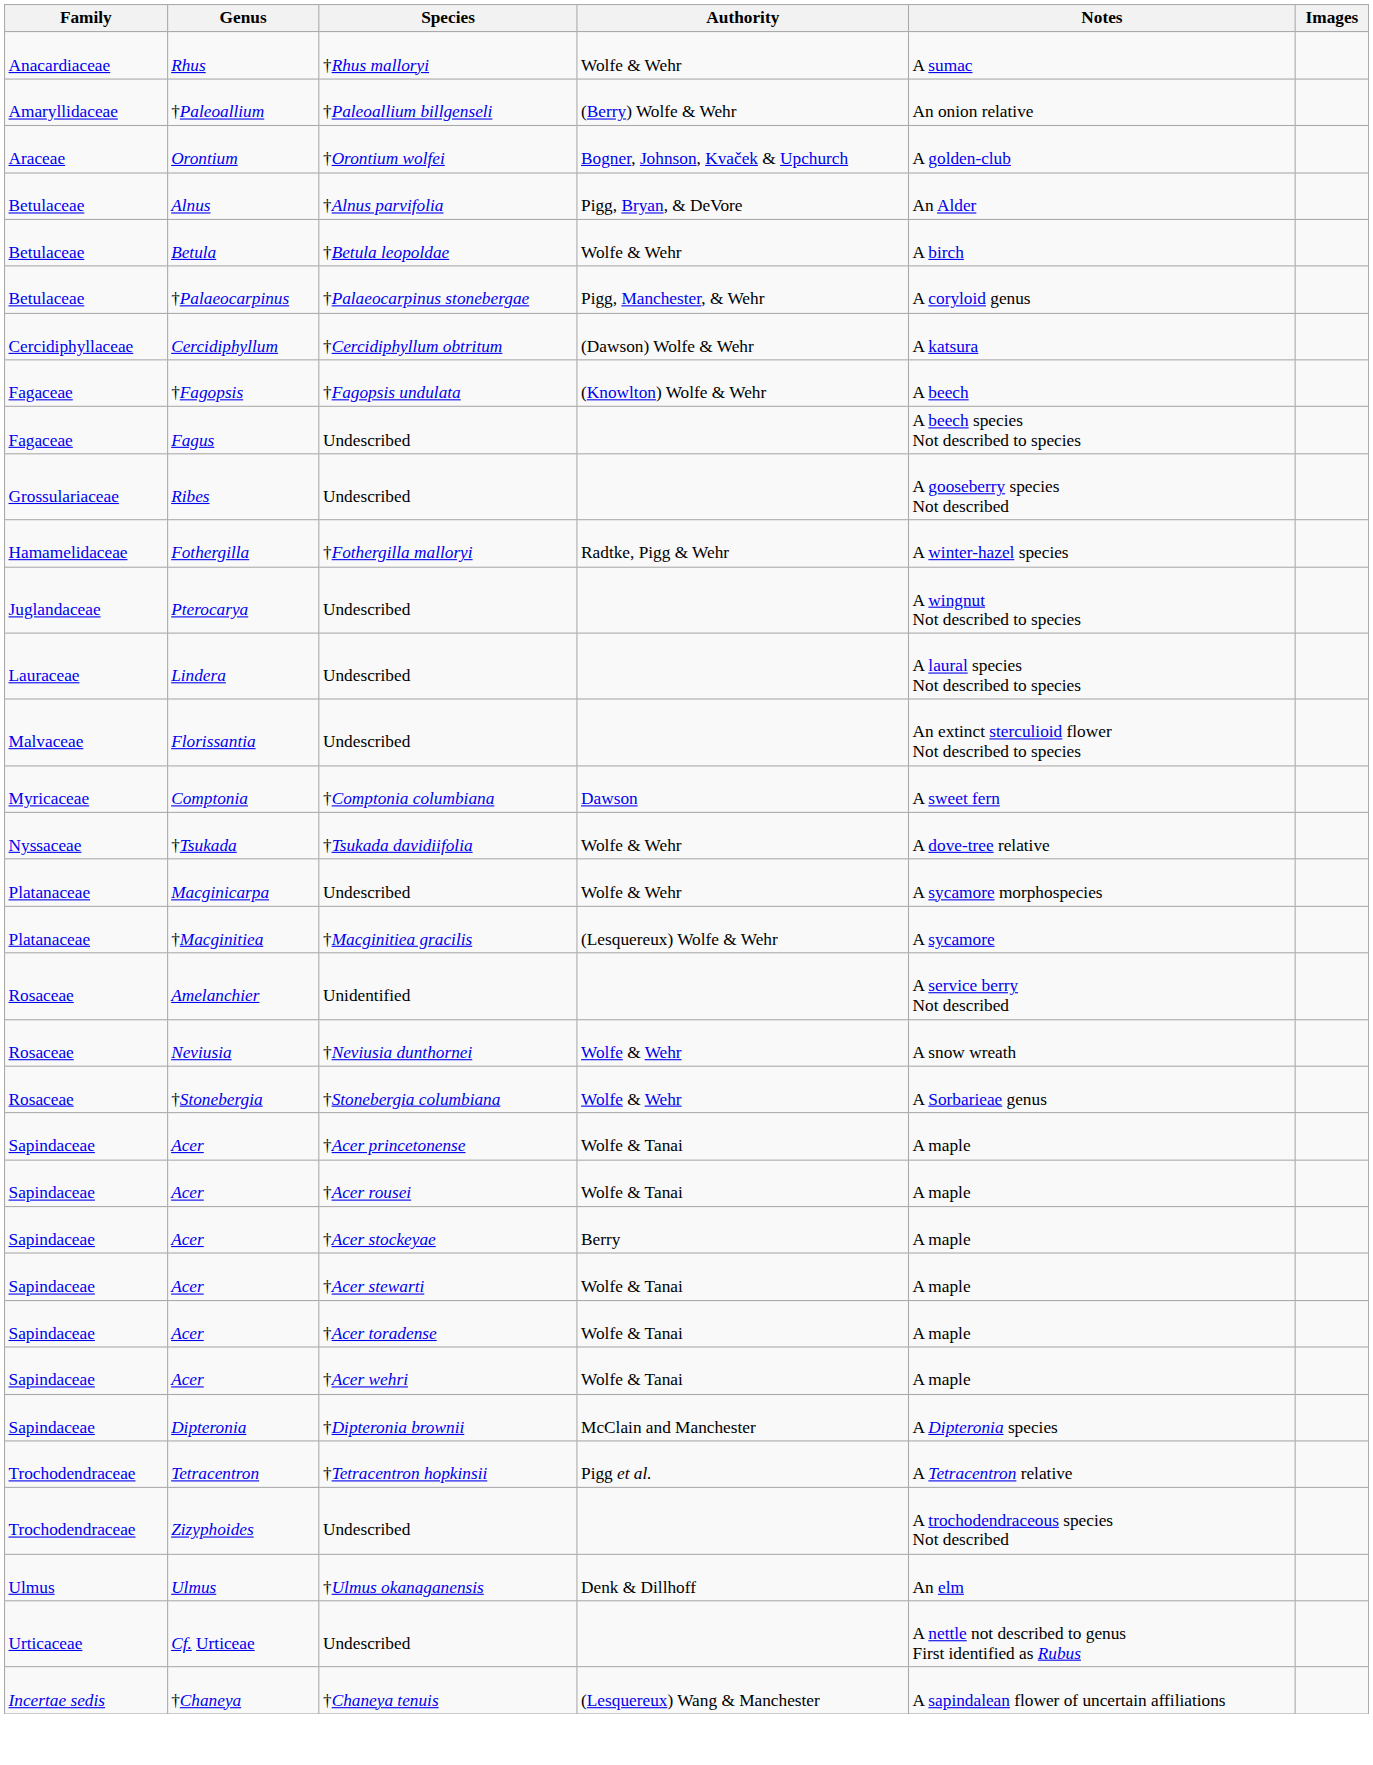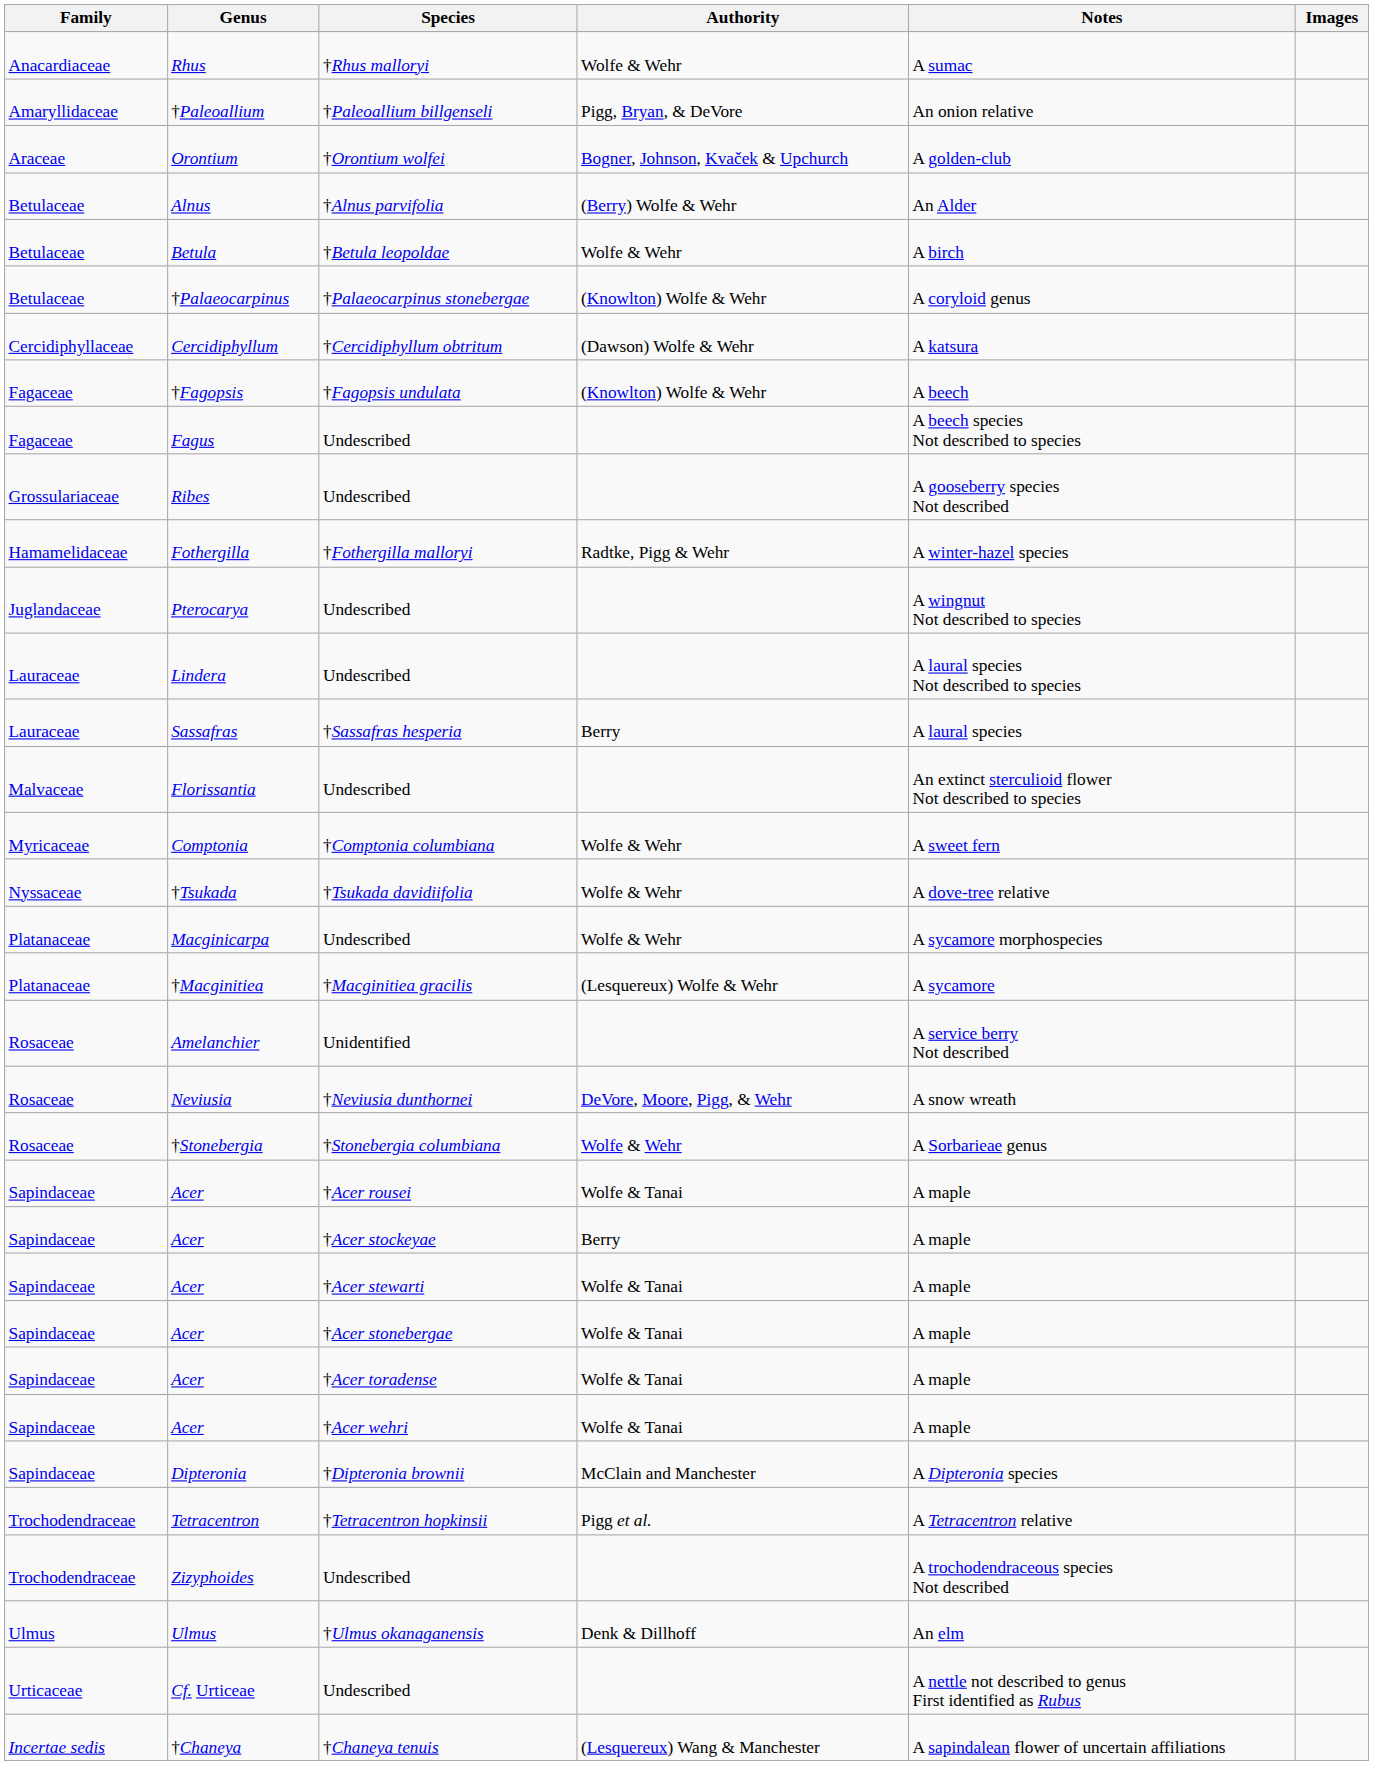(659, 111) (Berry) Wolfe & Wehr -> (662, 111) Pigg, Bryan, & DeVore
(662, 205) Pigg, Bryan, & DeVore -> (659, 205) (Berry) Wolfe & Wehr
(673, 299) Pigg, Manchester, & Wehr -> (674, 299) (Knowlton) Wolfe & Wehr
+ row: (204, 732)
(609, 798) Dawson -> (631, 845) Wolfe & Wehr
(631, 1052) Wolfe & Wehr -> (686, 1099) DeVore, Moore, Pigg, & Wehr
- row: (187, 1145)
+ row: (187, 1333)
